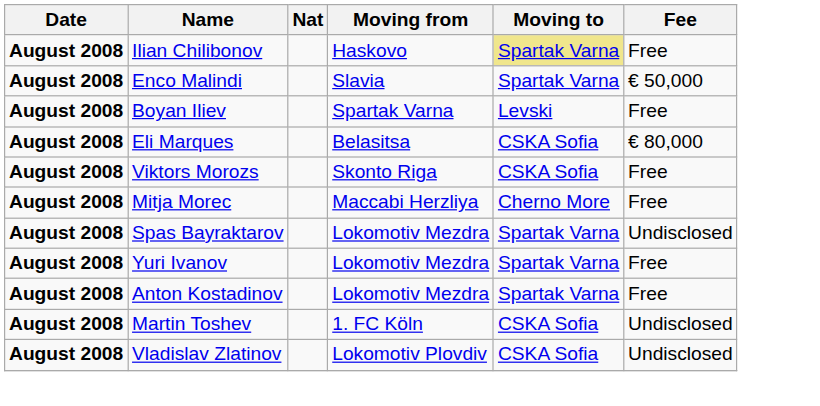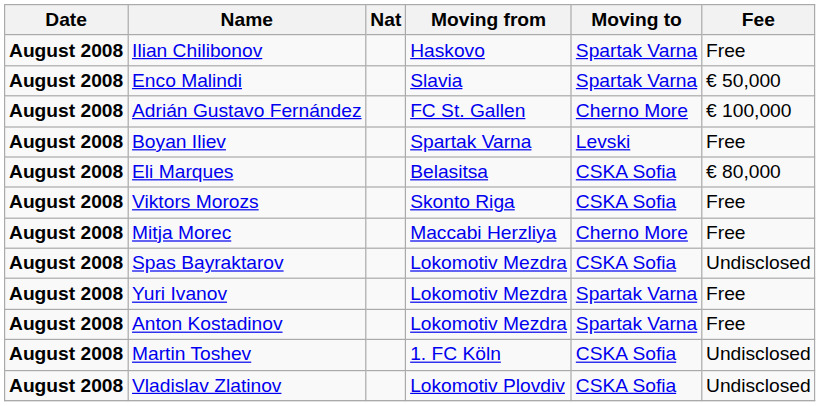(559, 50) khaki background -> (637, 50) no background
+ row: (247, 111)
(559, 232) Spartak Varna -> (626, 263) CSKA Sofia
